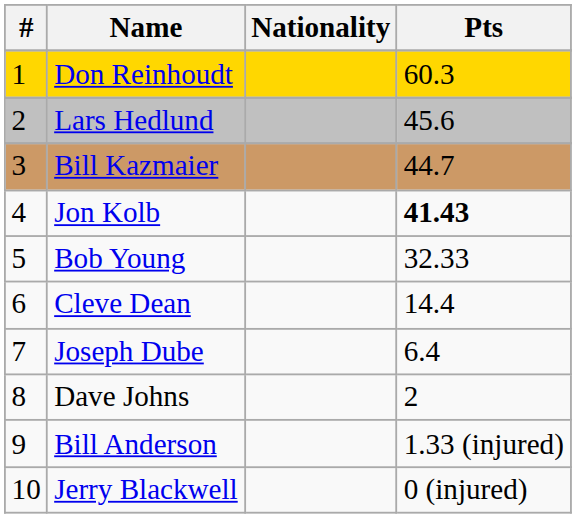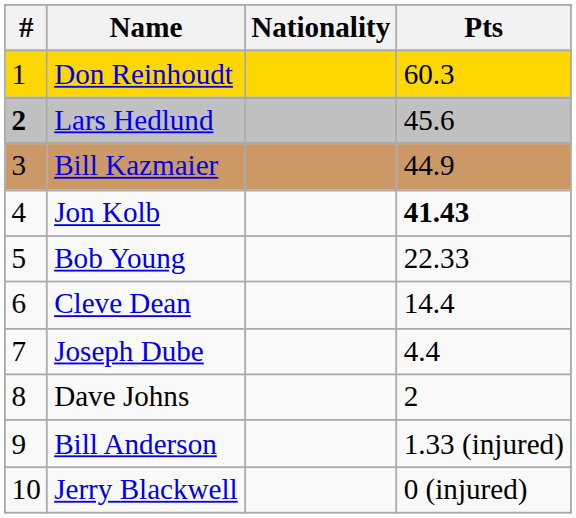(19, 119) normal -> (19, 119) bold
(429, 166) 44.7 -> (429, 166) 44.9
(436, 258) 32.33 -> (436, 258) 22.33
(422, 350) 6.4 -> (422, 350) 4.4
